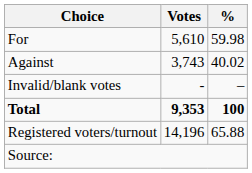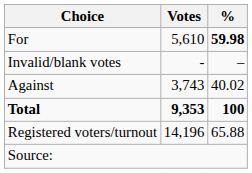(228, 39) normal -> (228, 39) bold
rows swapped: (31, 62) <-> (64, 86)
